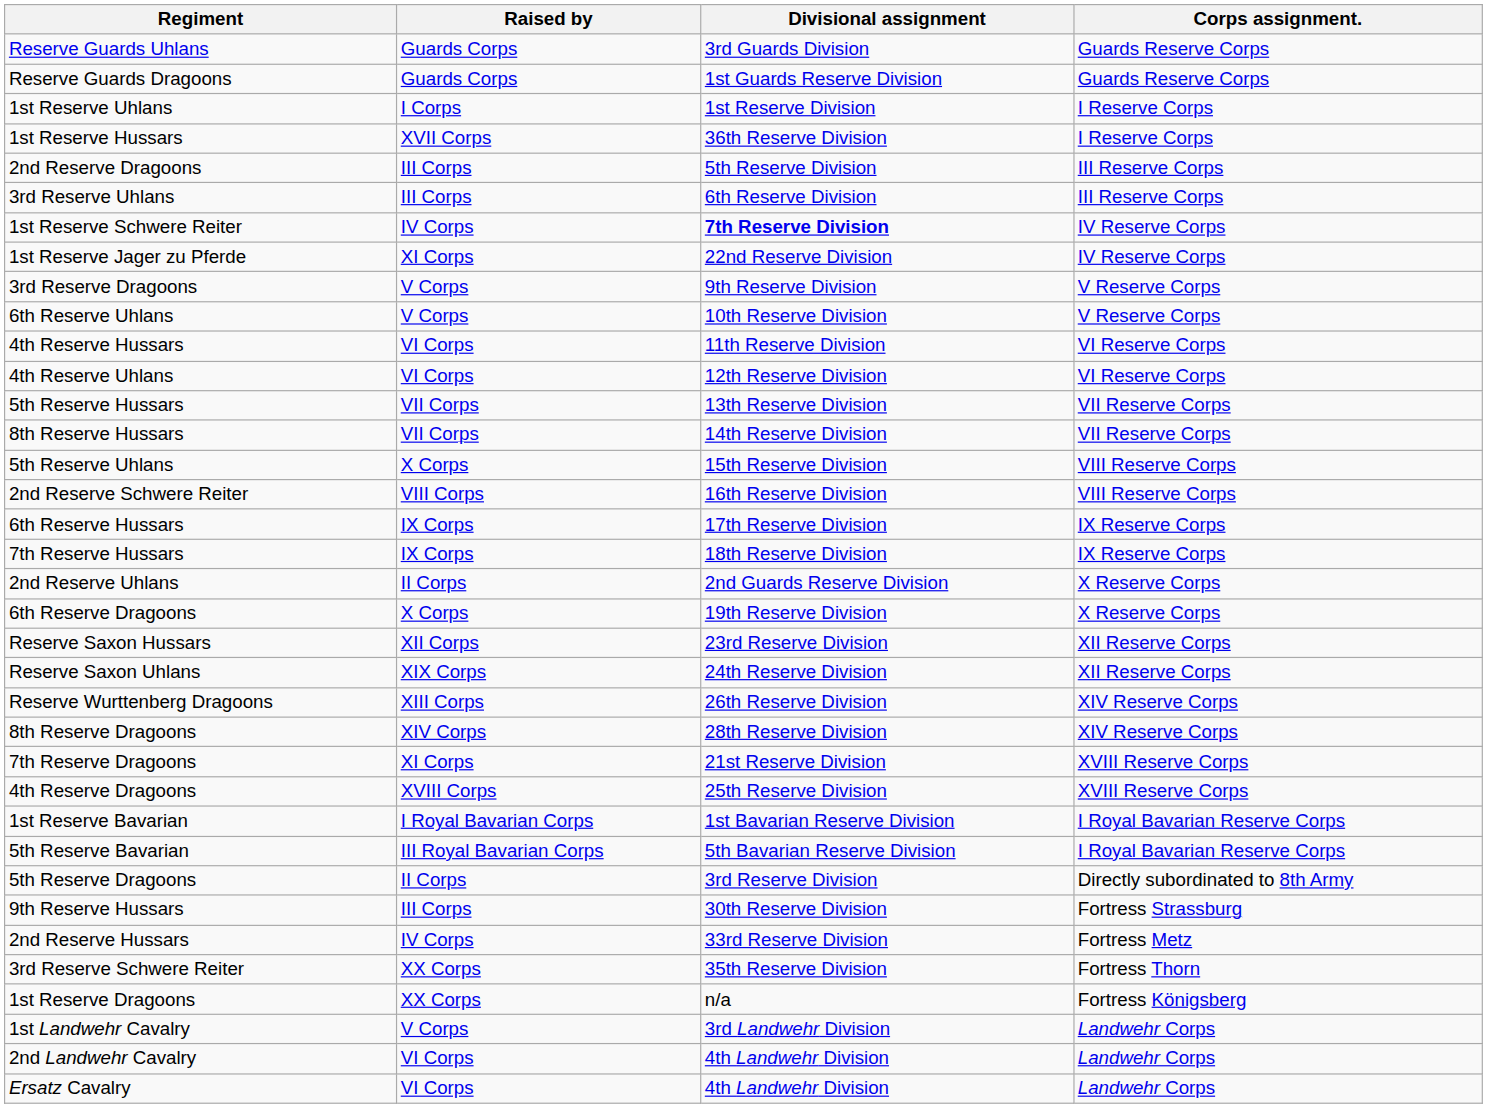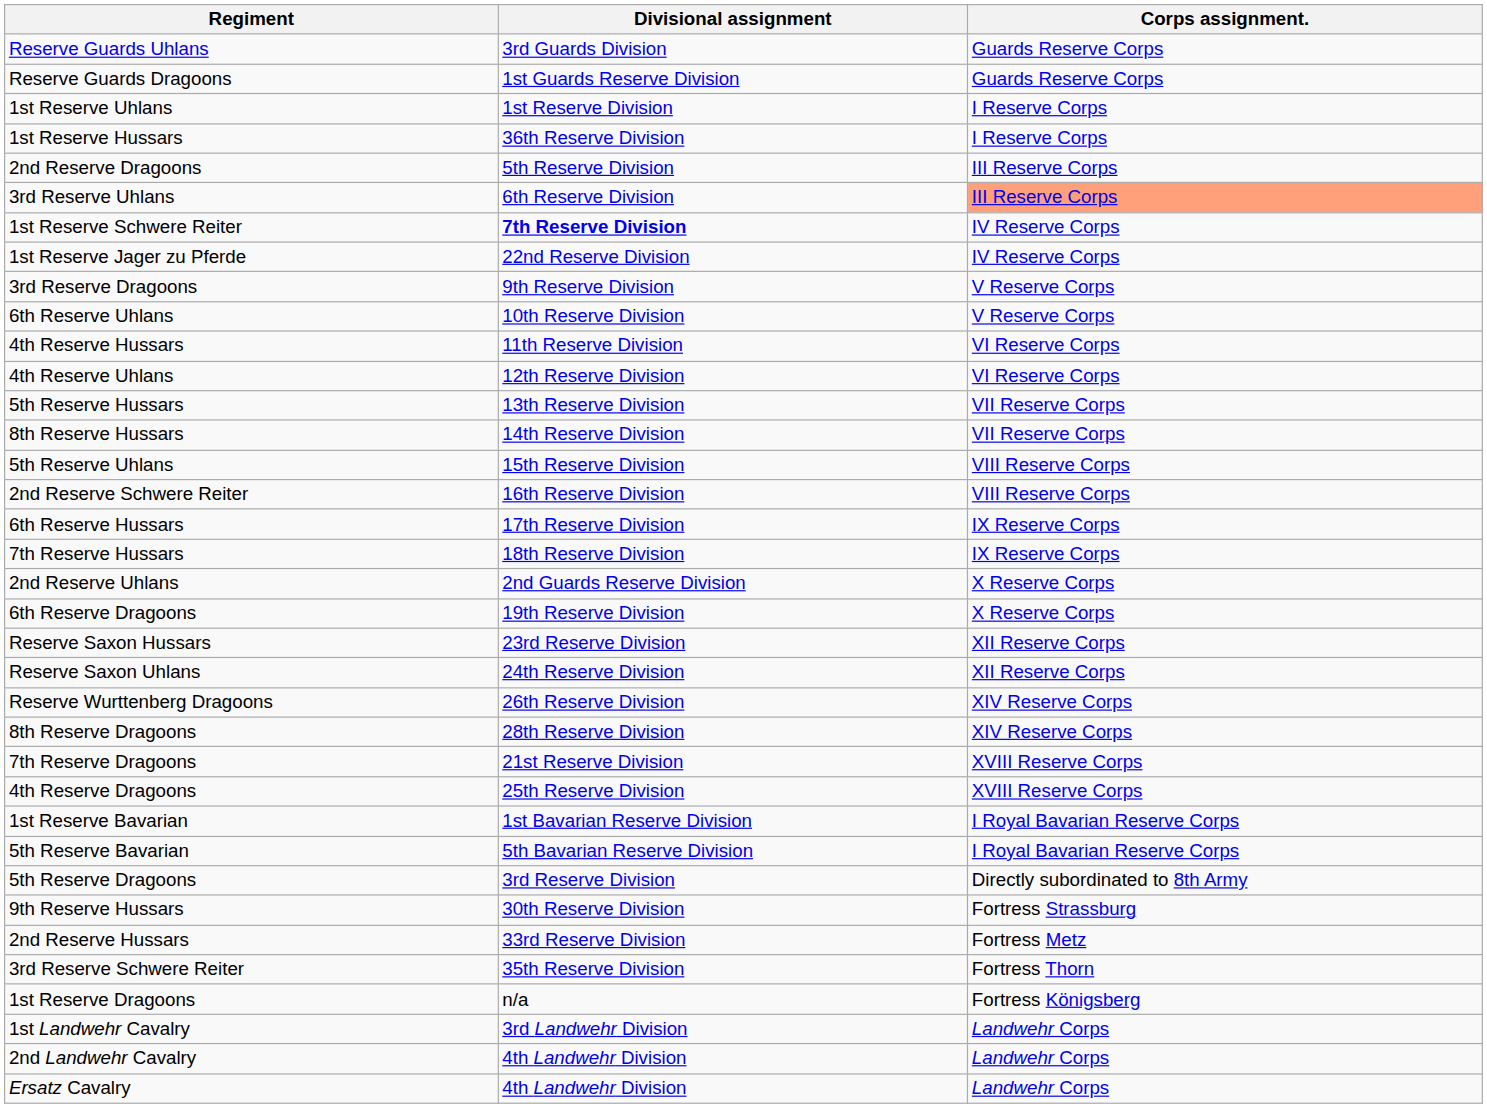- column: (548, 19)
(1151, 197) no background -> (1045, 197) lightsalmon background
